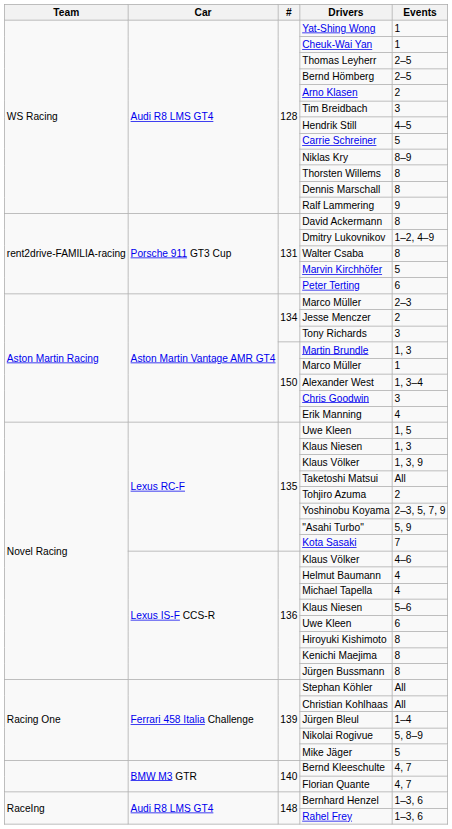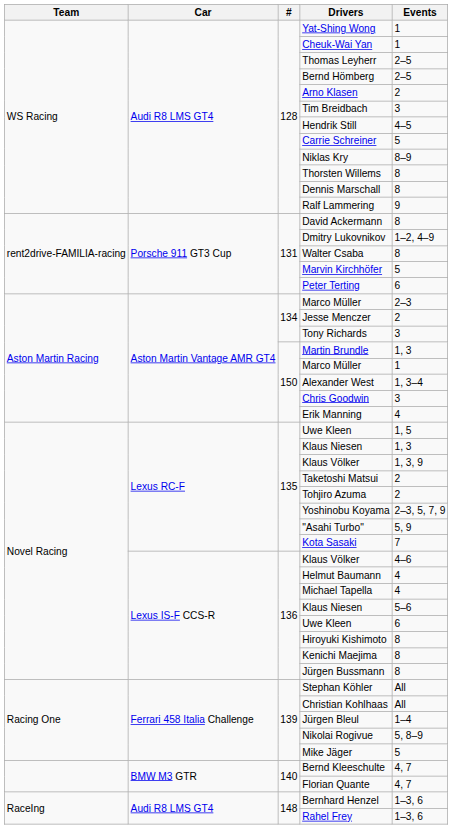(400, 478) All -> (397, 478) 2
